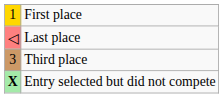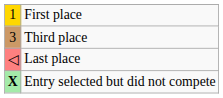rows swapped: (56, 59) <-> (52, 37)
